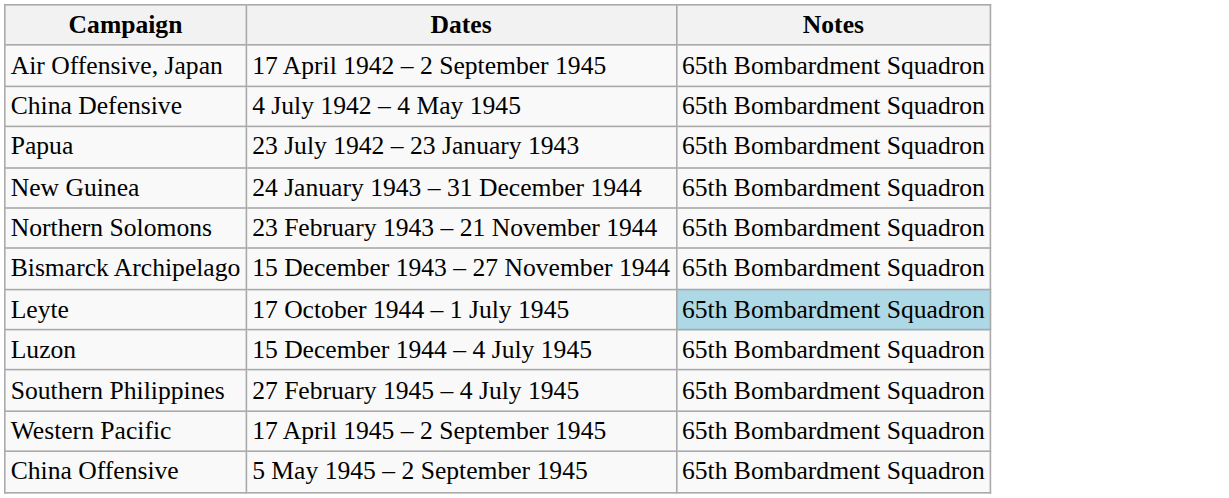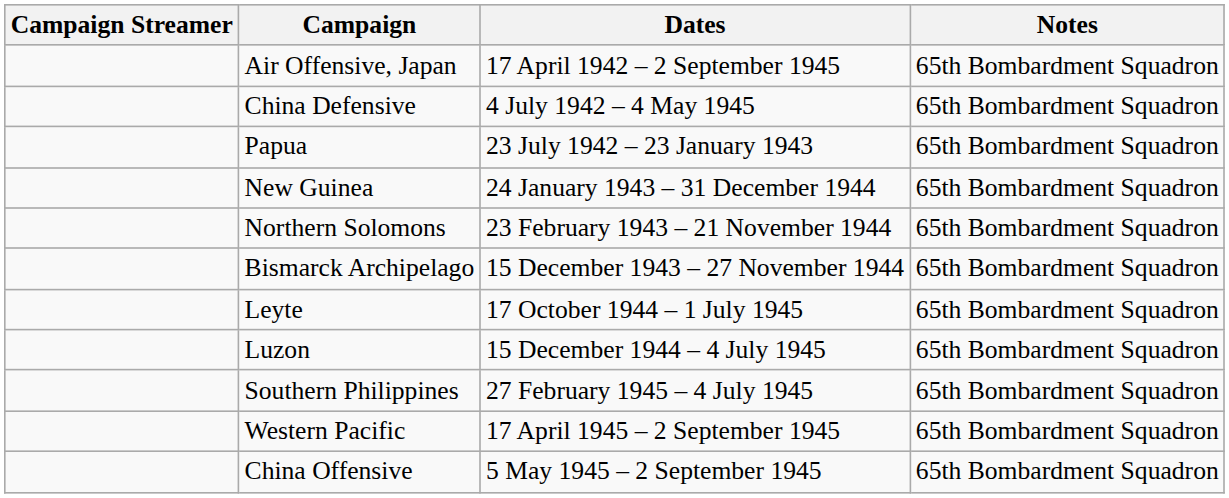+ column: (122, 24)
(833, 308) lightblue background -> (1067, 308) no background
